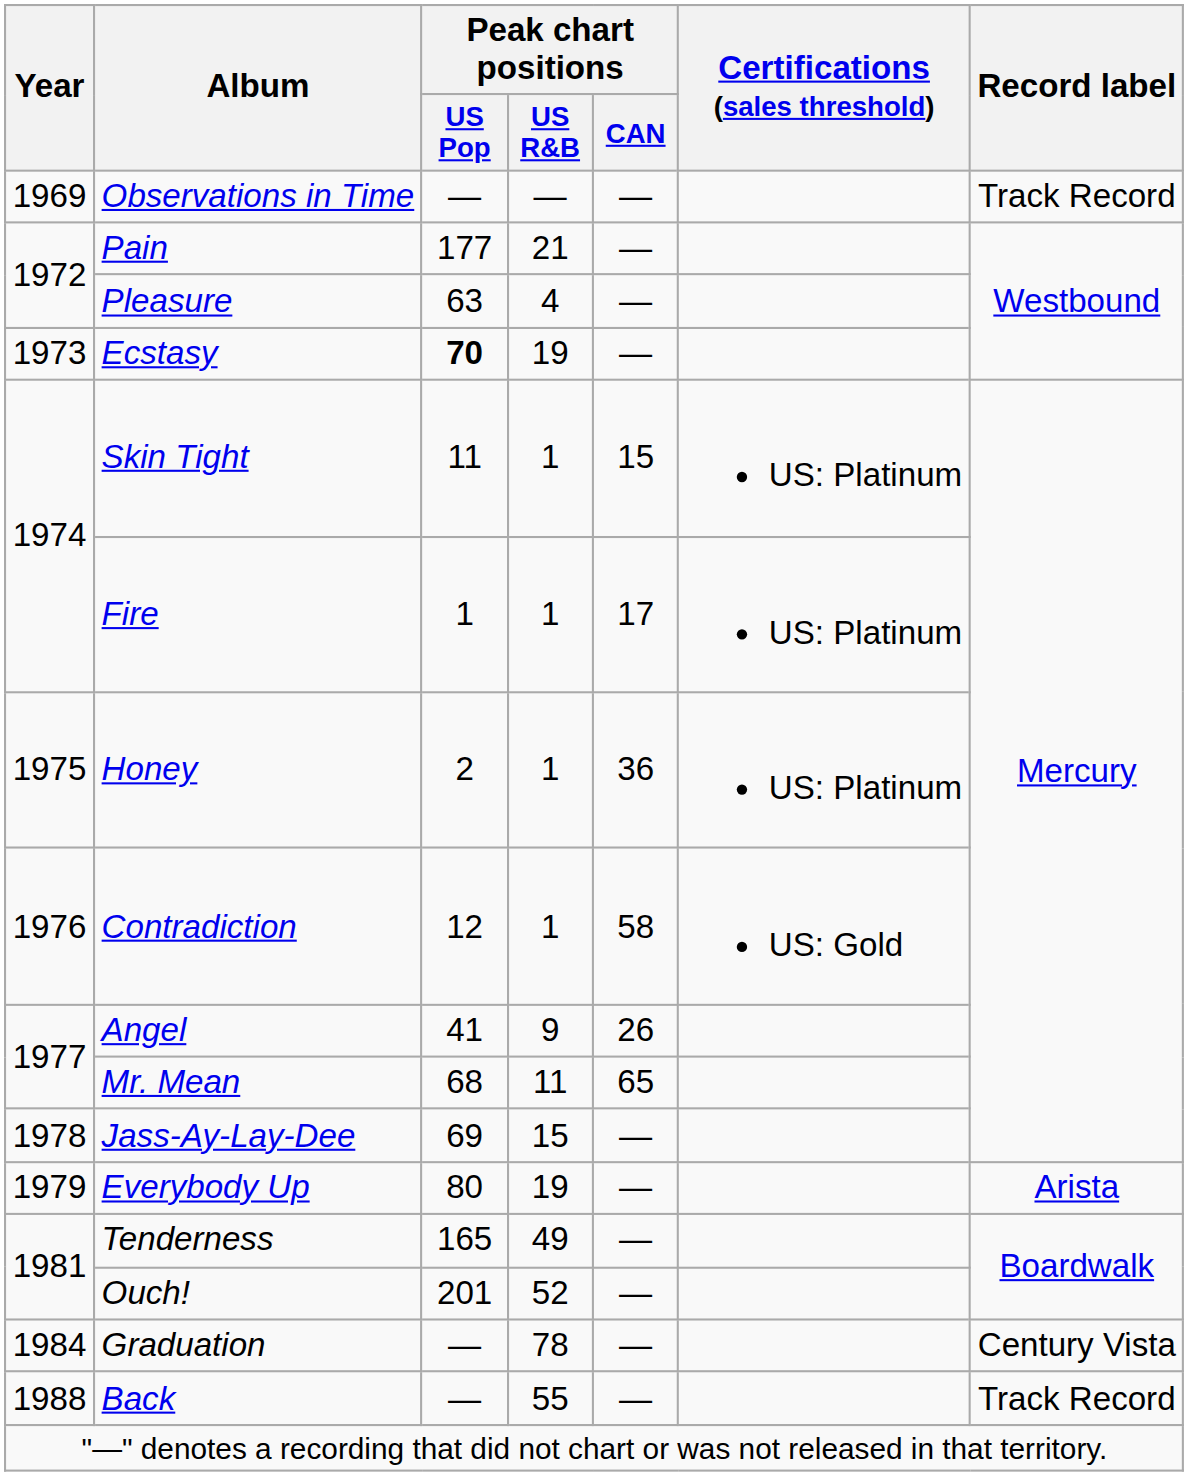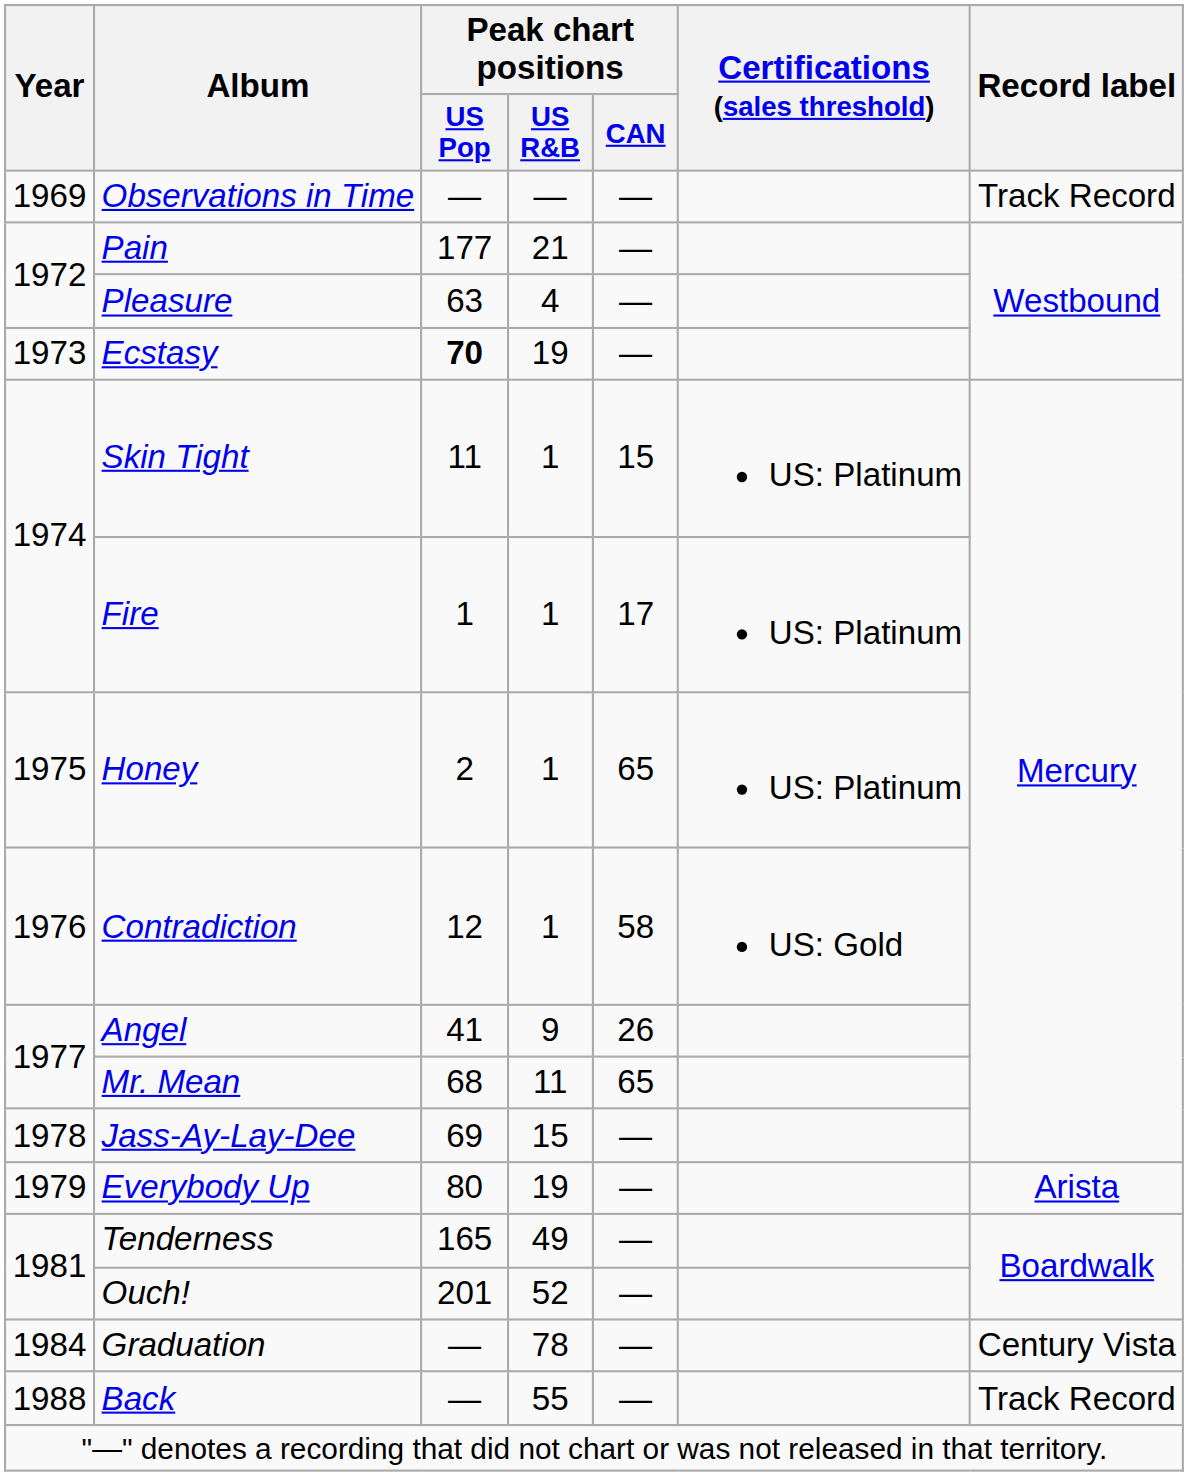(636, 769) 36 -> (636, 769) 65
